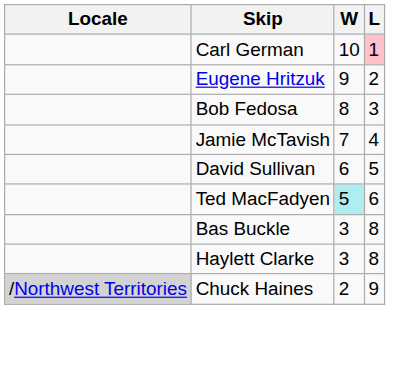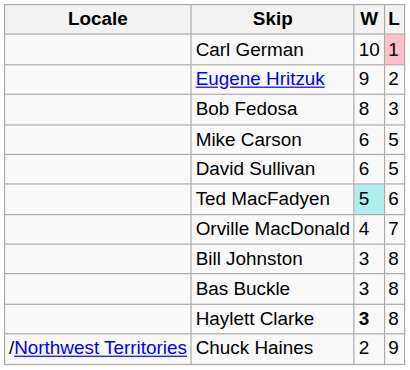- row: (263, 139)
+ row: (249, 139)
+ row: (273, 229)
+ row: (249, 259)
(344, 259) normal -> (364, 318) bold
(98, 288) lightgrey background -> (98, 348) no background
